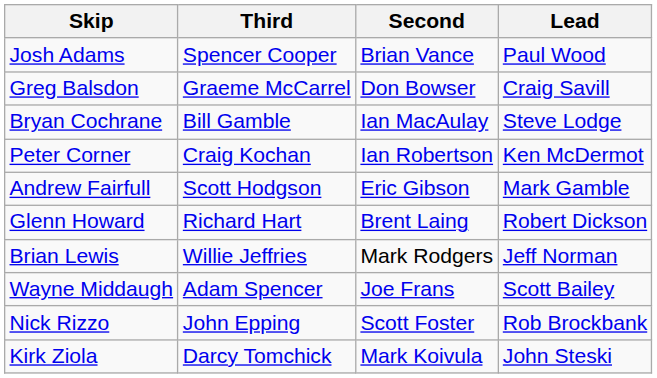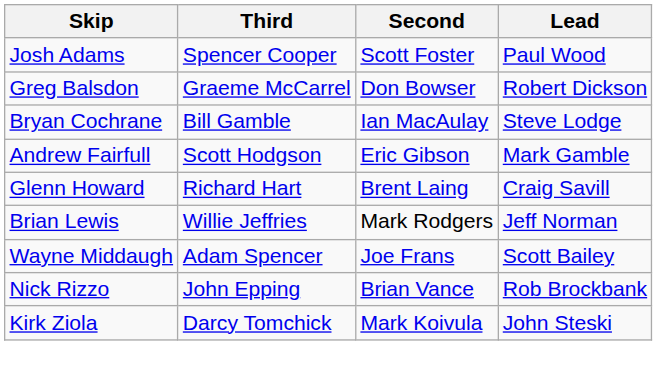(417, 54) Brian Vance -> (417, 54) Scott Foster
(556, 88) Craig Savill -> (575, 88) Robert Dickson
- row: (70, 155)
(575, 222) Robert Dickson -> (556, 188) Craig Savill
(417, 322) Scott Foster -> (417, 289) Brian Vance
